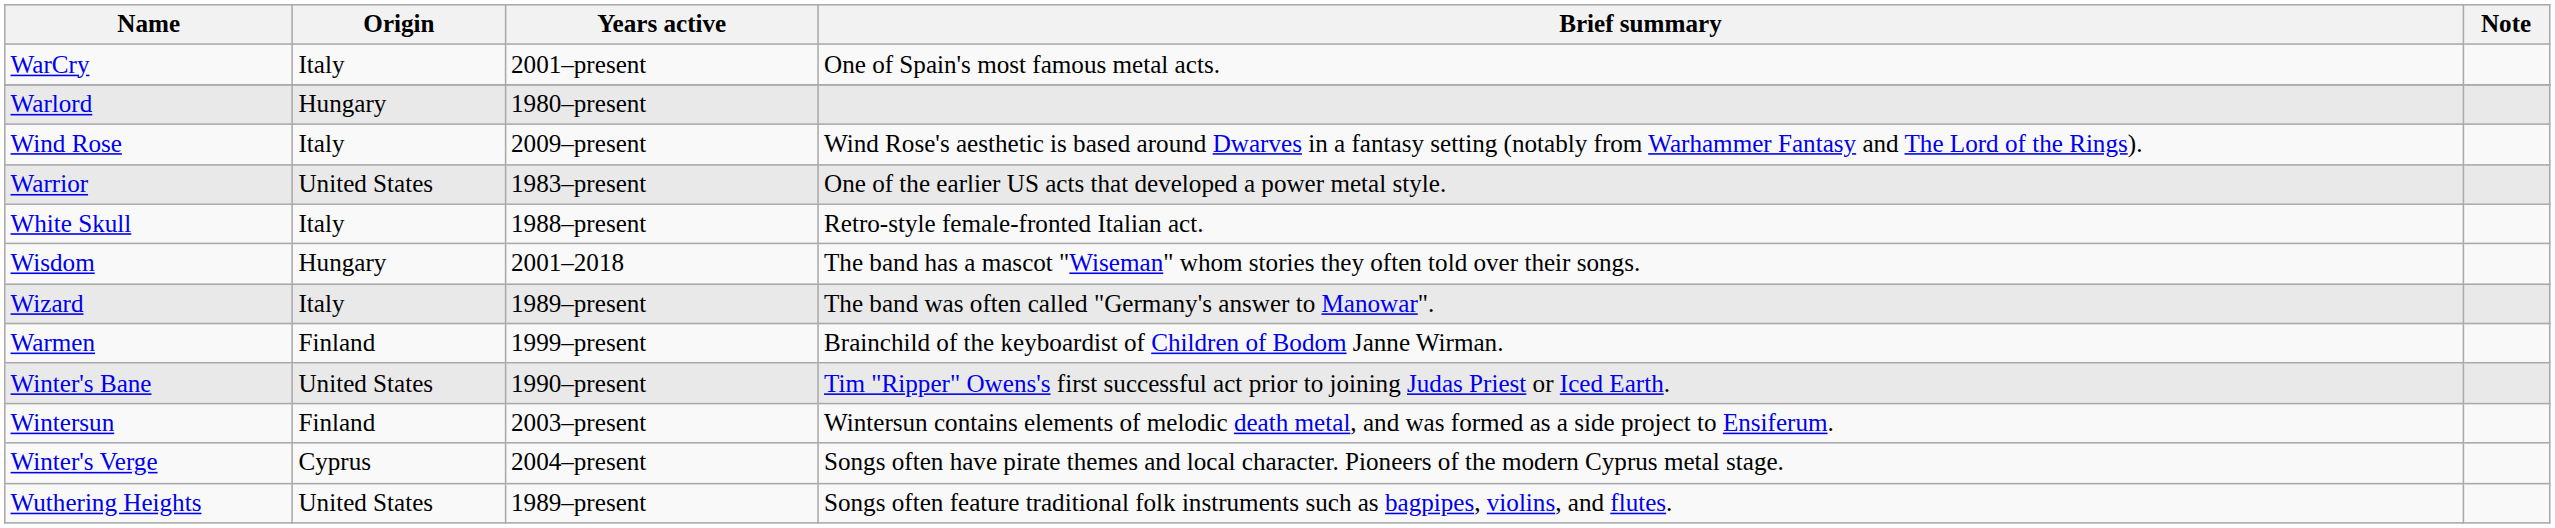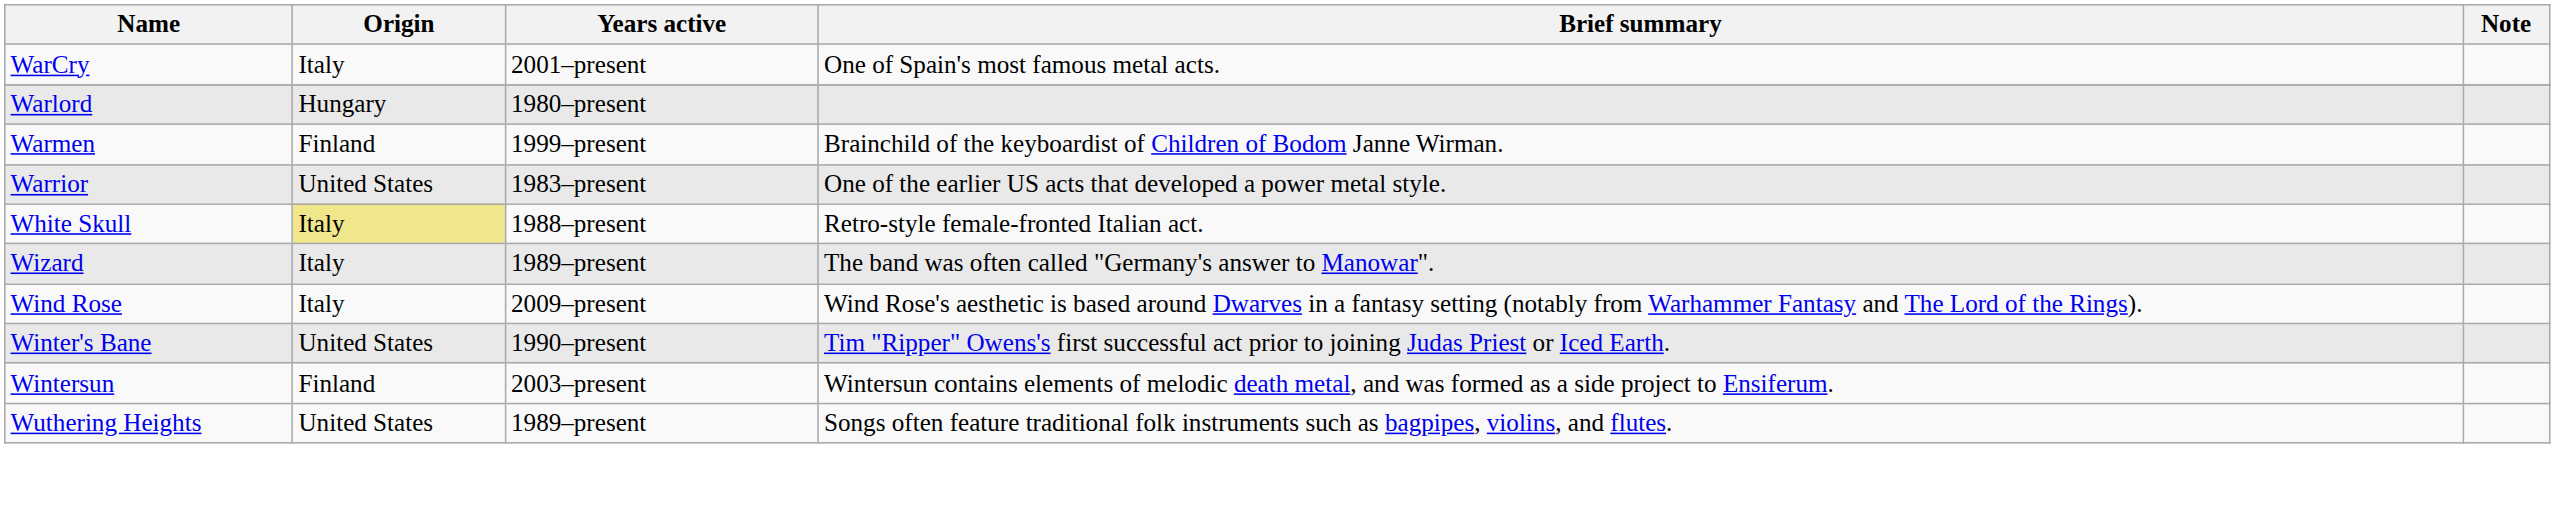rows swapped: (53, 343) <-> (66, 143)
(321, 223) no background -> (321, 223) khaki background
- row: (53, 263)
- row: (84, 462)
